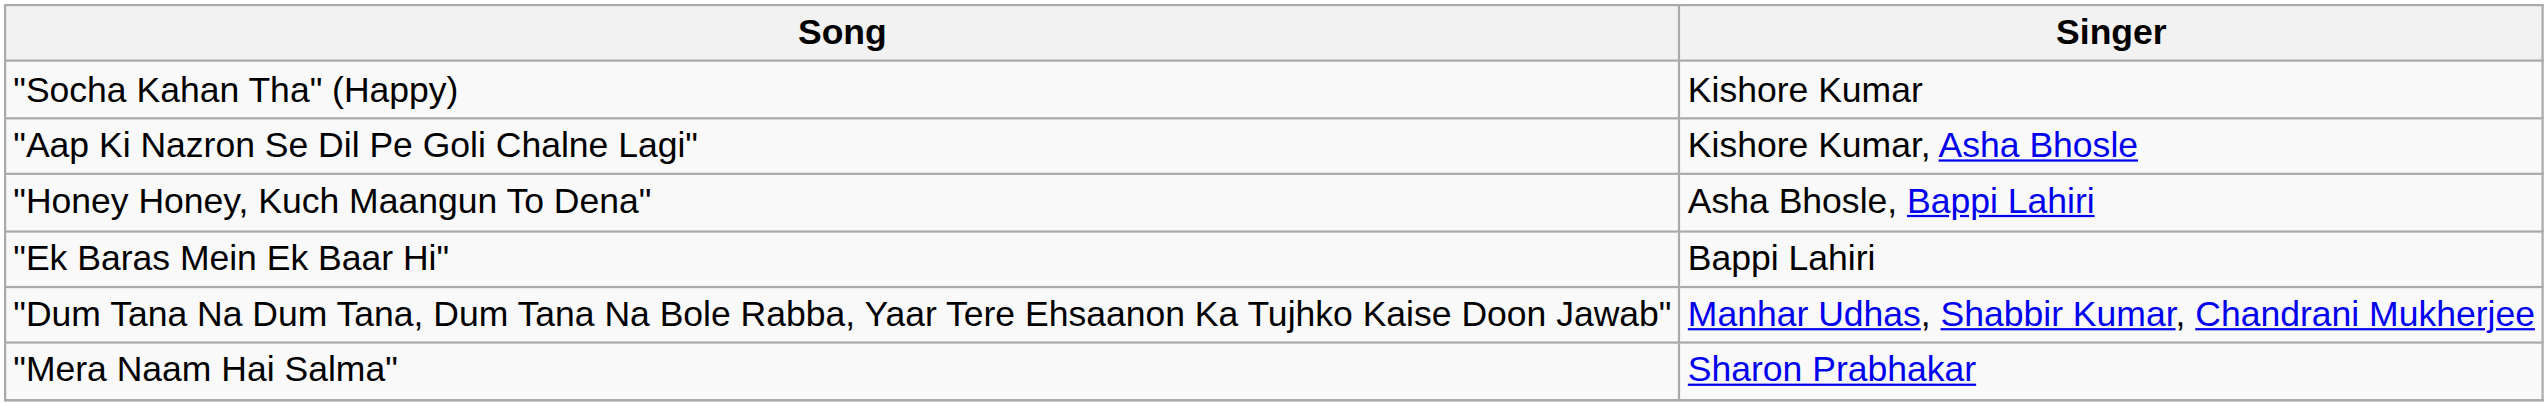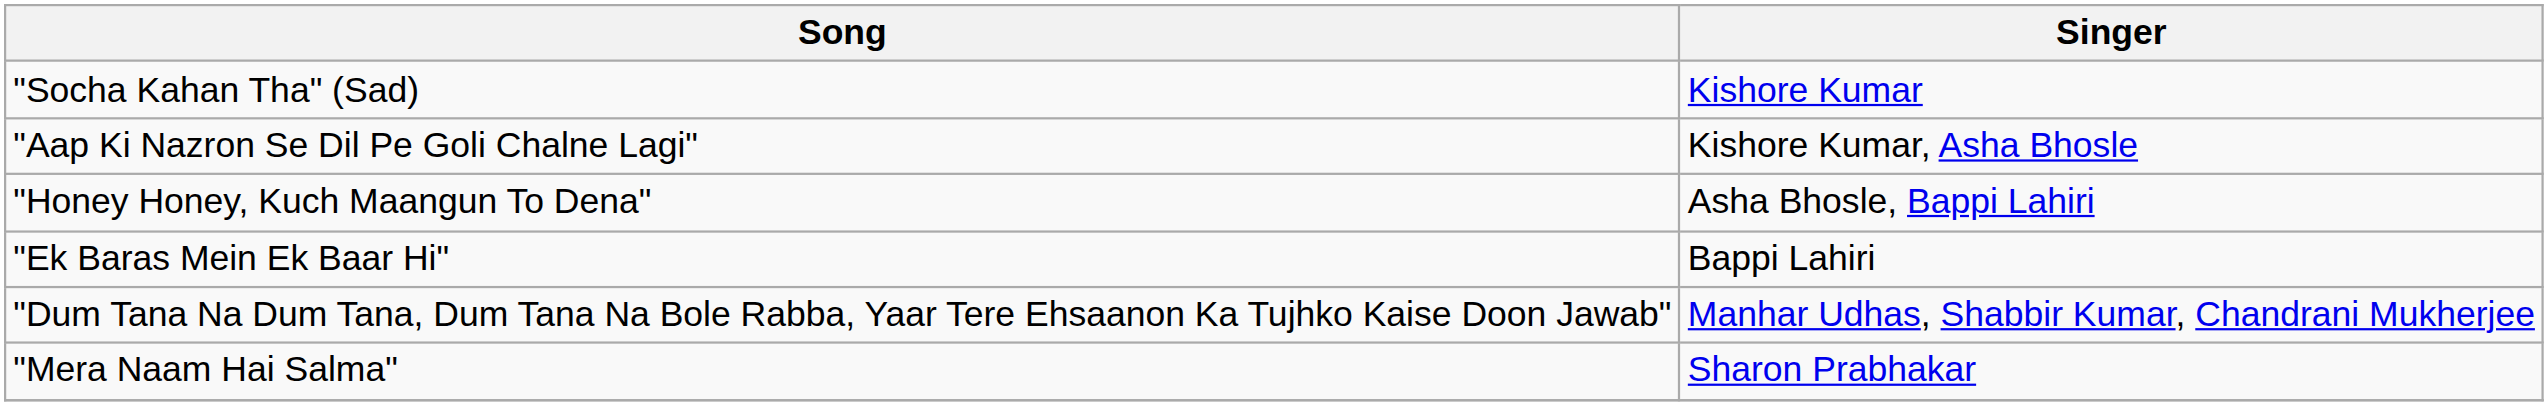+ row: (216, 88)
- row: (236, 88)
